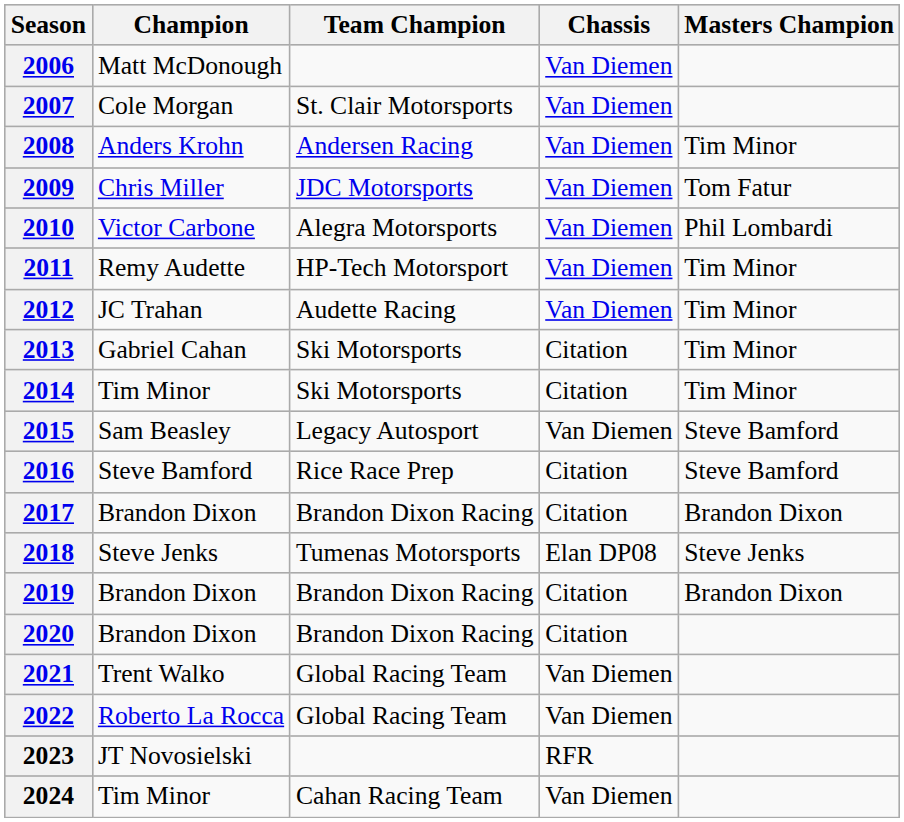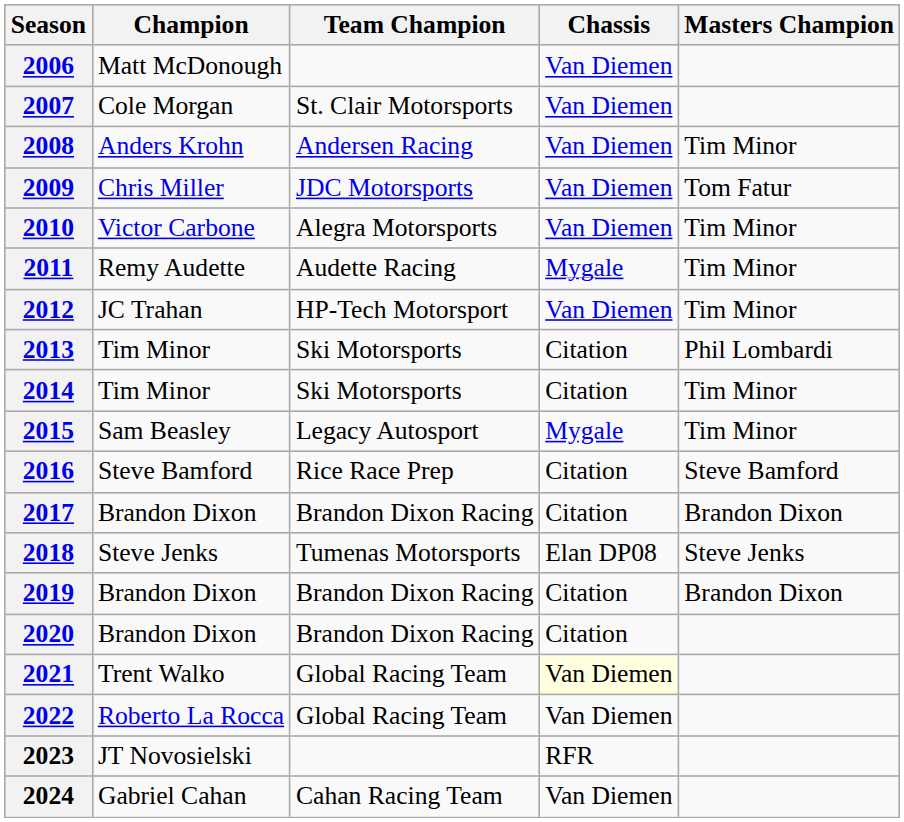(759, 227) Phil Lombardi -> (740, 227) Tim Minor
(402, 268) HP-Tech Motorsport -> (376, 268) Audette Racing
(609, 268) Van Diemen -> (584, 268) Mygale
(376, 308) Audette Racing -> (402, 308) HP-Tech Motorsport
(172, 349) Gabriel Cahan -> (154, 349) Tim Minor
(740, 349) Tim Minor -> (759, 349) Phil Lombardi
(609, 430) Van Diemen -> (584, 430) Mygale
(761, 430) Steve Bamford -> (740, 430) Tim Minor
(609, 674) no background -> (609, 674) lightyellow background
(154, 796) Tim Minor -> (172, 796) Gabriel Cahan
